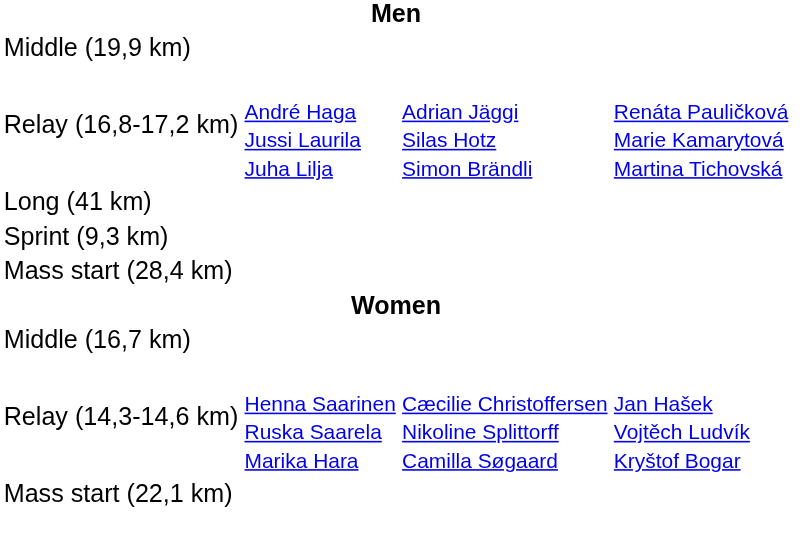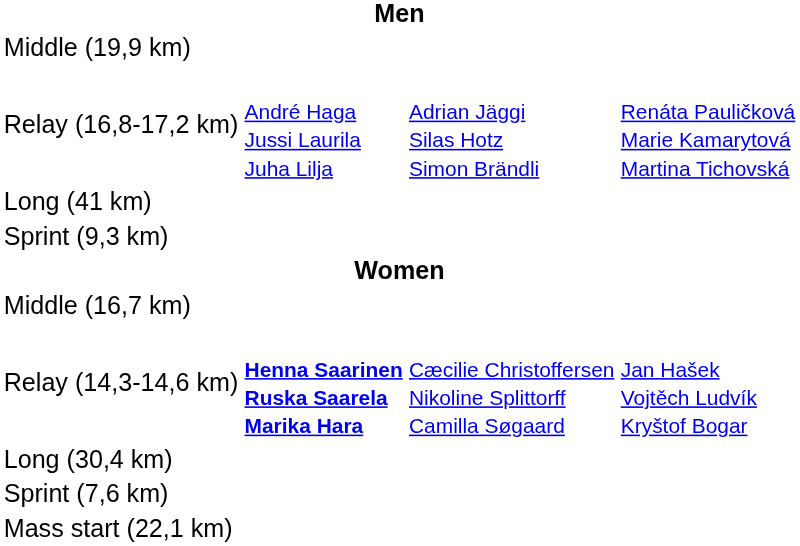- row: (118, 271)
(320, 432) normal -> (324, 396) bold
+ row: (88, 459)
+ row: (86, 493)
